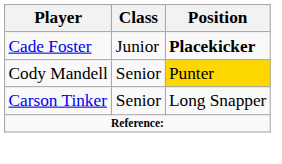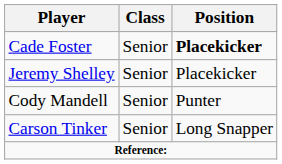(137, 45) Junior -> (145, 45) Senior
+ row: (62, 73)
(191, 73) gold background -> (198, 100) no background
